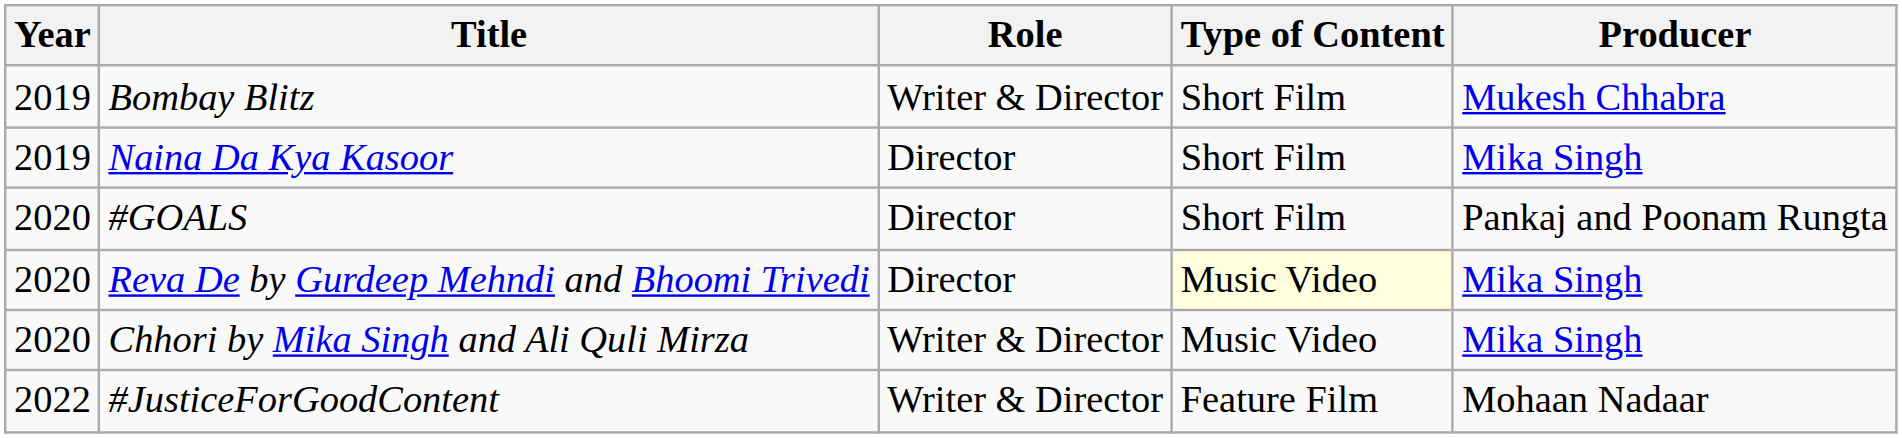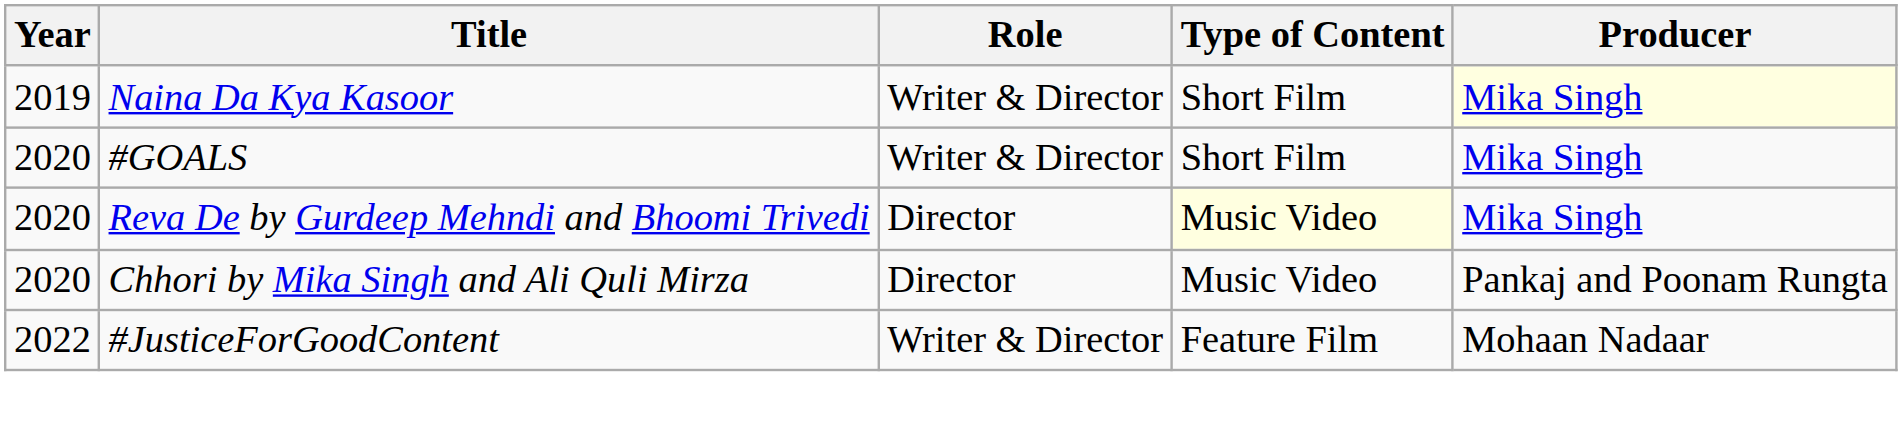- row: (211, 95)
(951, 156) Director -> (1025, 95) Writer & Director
(1552, 156) no background -> (1552, 95) lightyellow background
(951, 217) Director -> (1025, 156) Writer & Director
(1675, 217) Pankaj and Poonam Rungta -> (1552, 156) Mika Singh
(1025, 339) Writer & Director -> (951, 278) Director
(1552, 339) Mika Singh -> (1675, 278) Pankaj and Poonam Rungta
